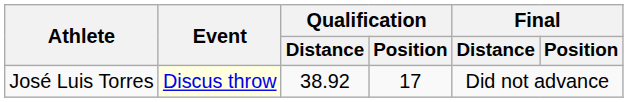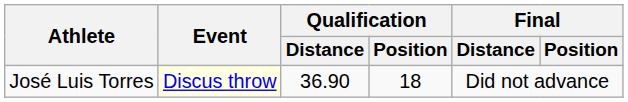(325, 82) 38.92 -> (325, 82) 36.90
(410, 82) 17 -> (410, 82) 18
